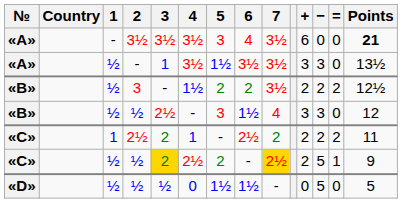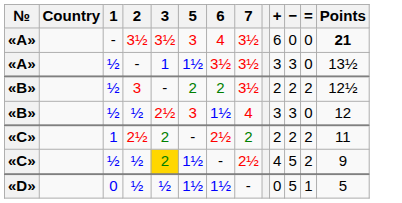- column: (193, 16)
(221, 161) 2 -> (193, 161) 1½
(276, 161) gold background -> (248, 161) no background
(305, 161) 2 -> (277, 161) 4
(336, 161) 1 -> (309, 161) 2
(113, 186) ½ -> (113, 186) 0
(336, 186) 0 -> (309, 186) 1
